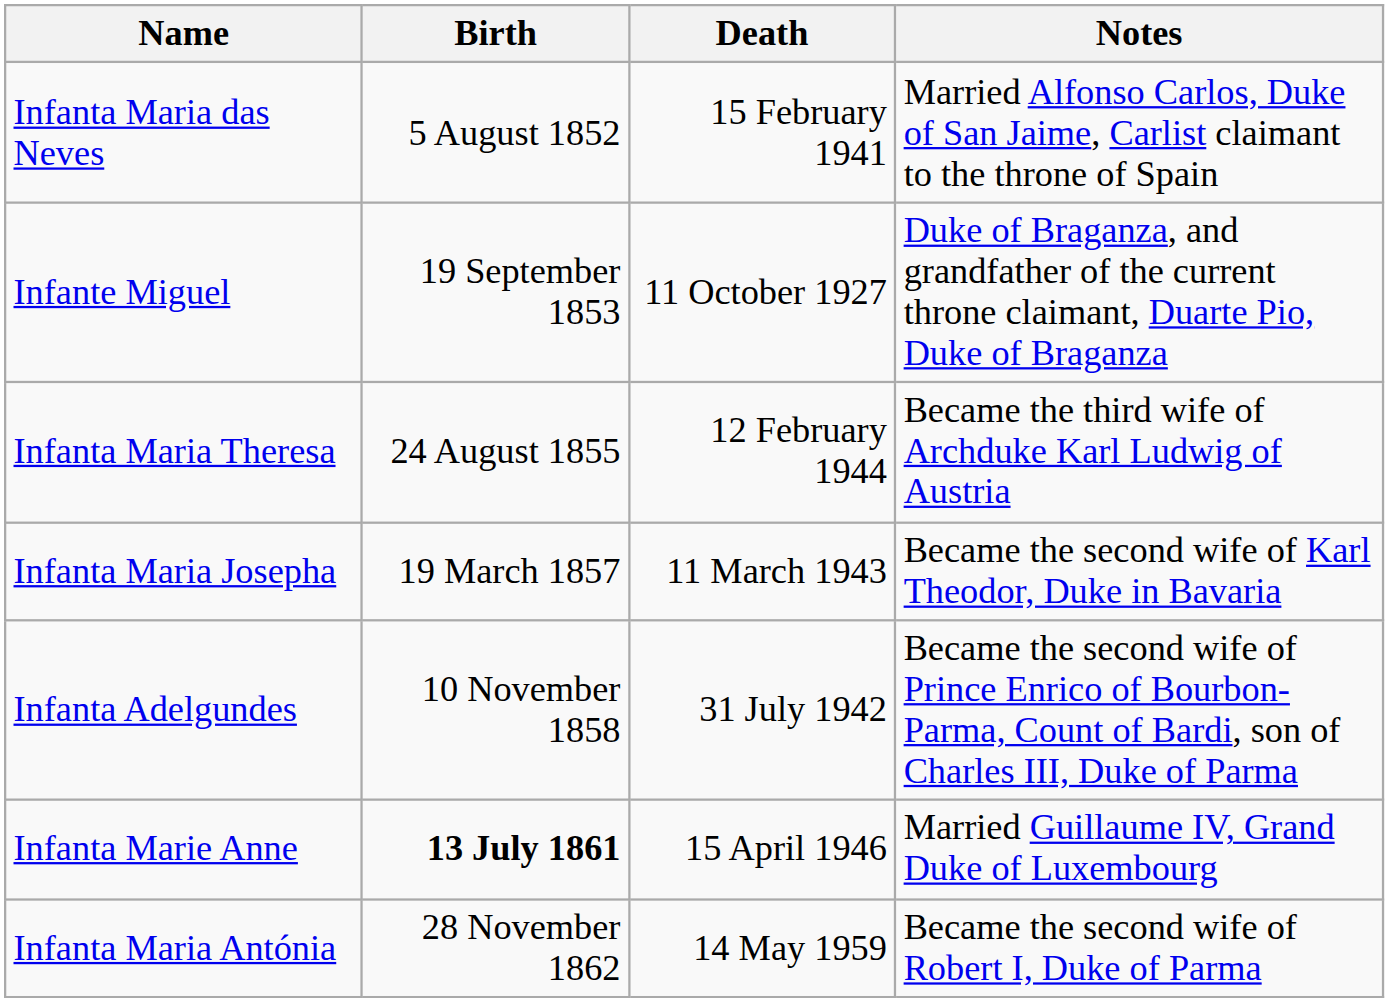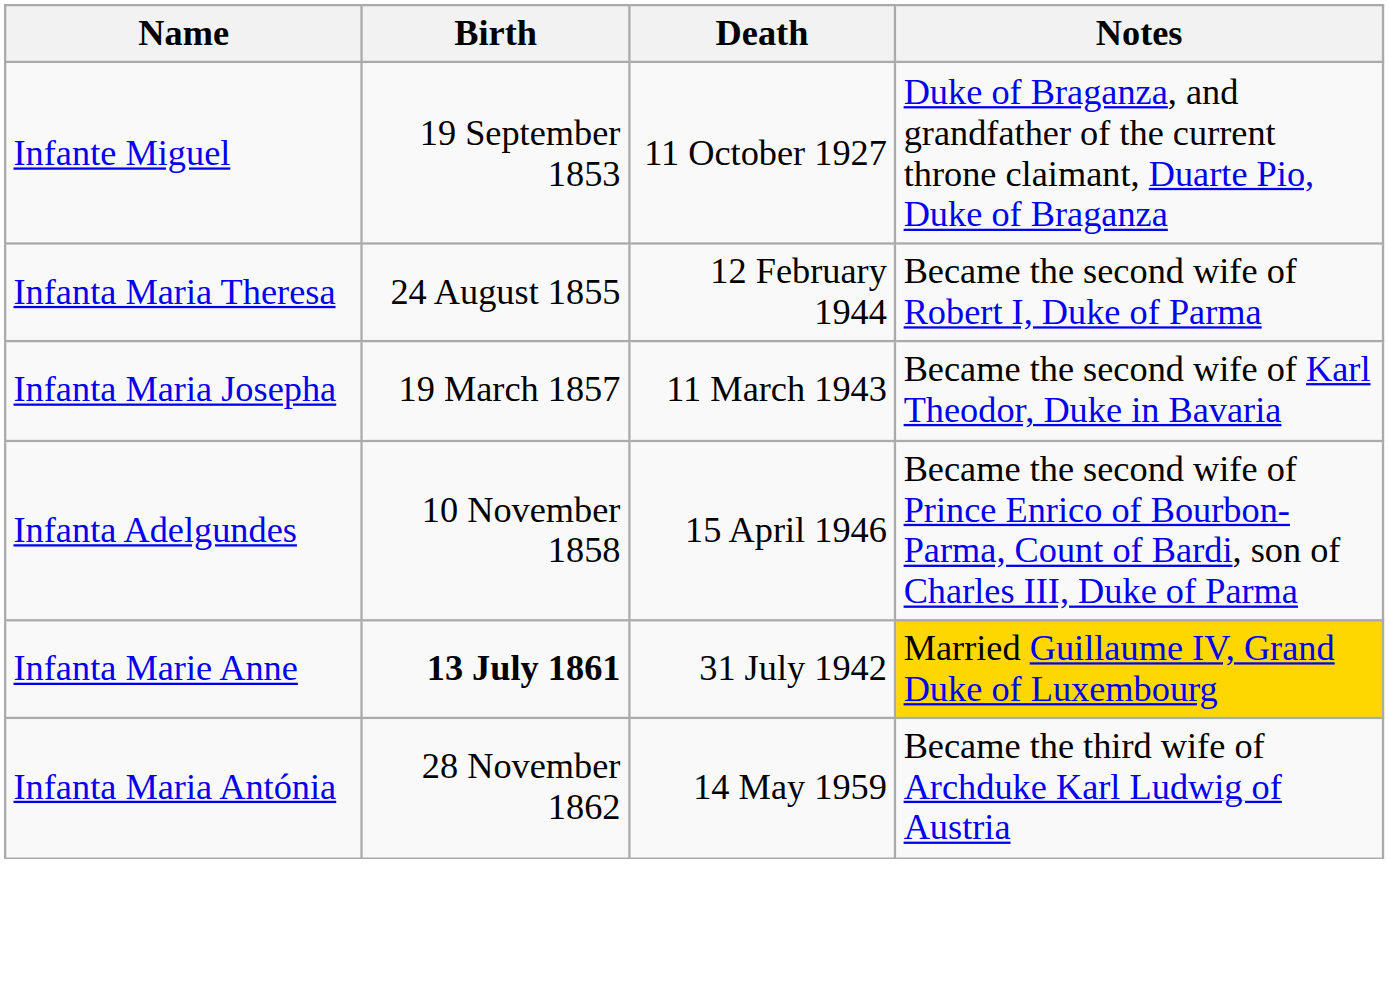- row: (142, 131)
(1093, 451) Became the third wife of Archduke Karl Ludwig of Austria -> (1100, 291) Became the second wife of Robert I, Duke of Parma
(793, 709) 31 July 1942 -> (786, 529) 15 April 1946
(786, 848) 15 April 1946 -> (793, 668) 31 July 1942
(1119, 848) no background -> (1119, 668) gold background
(1100, 947) Became the second wife of Robert I, Duke of Parma -> (1093, 787) Became the third wife of Archduke Karl Ludwig of Austria
